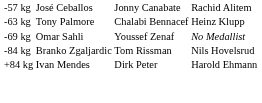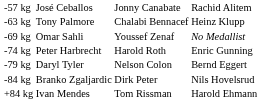+ row: (17, 50)
+ row: (17, 65)
(143, 50) Tom Rissman -> (136, 79) Dirk Peter
(136, 65) Dirk Peter -> (143, 93) Tom Rissman
